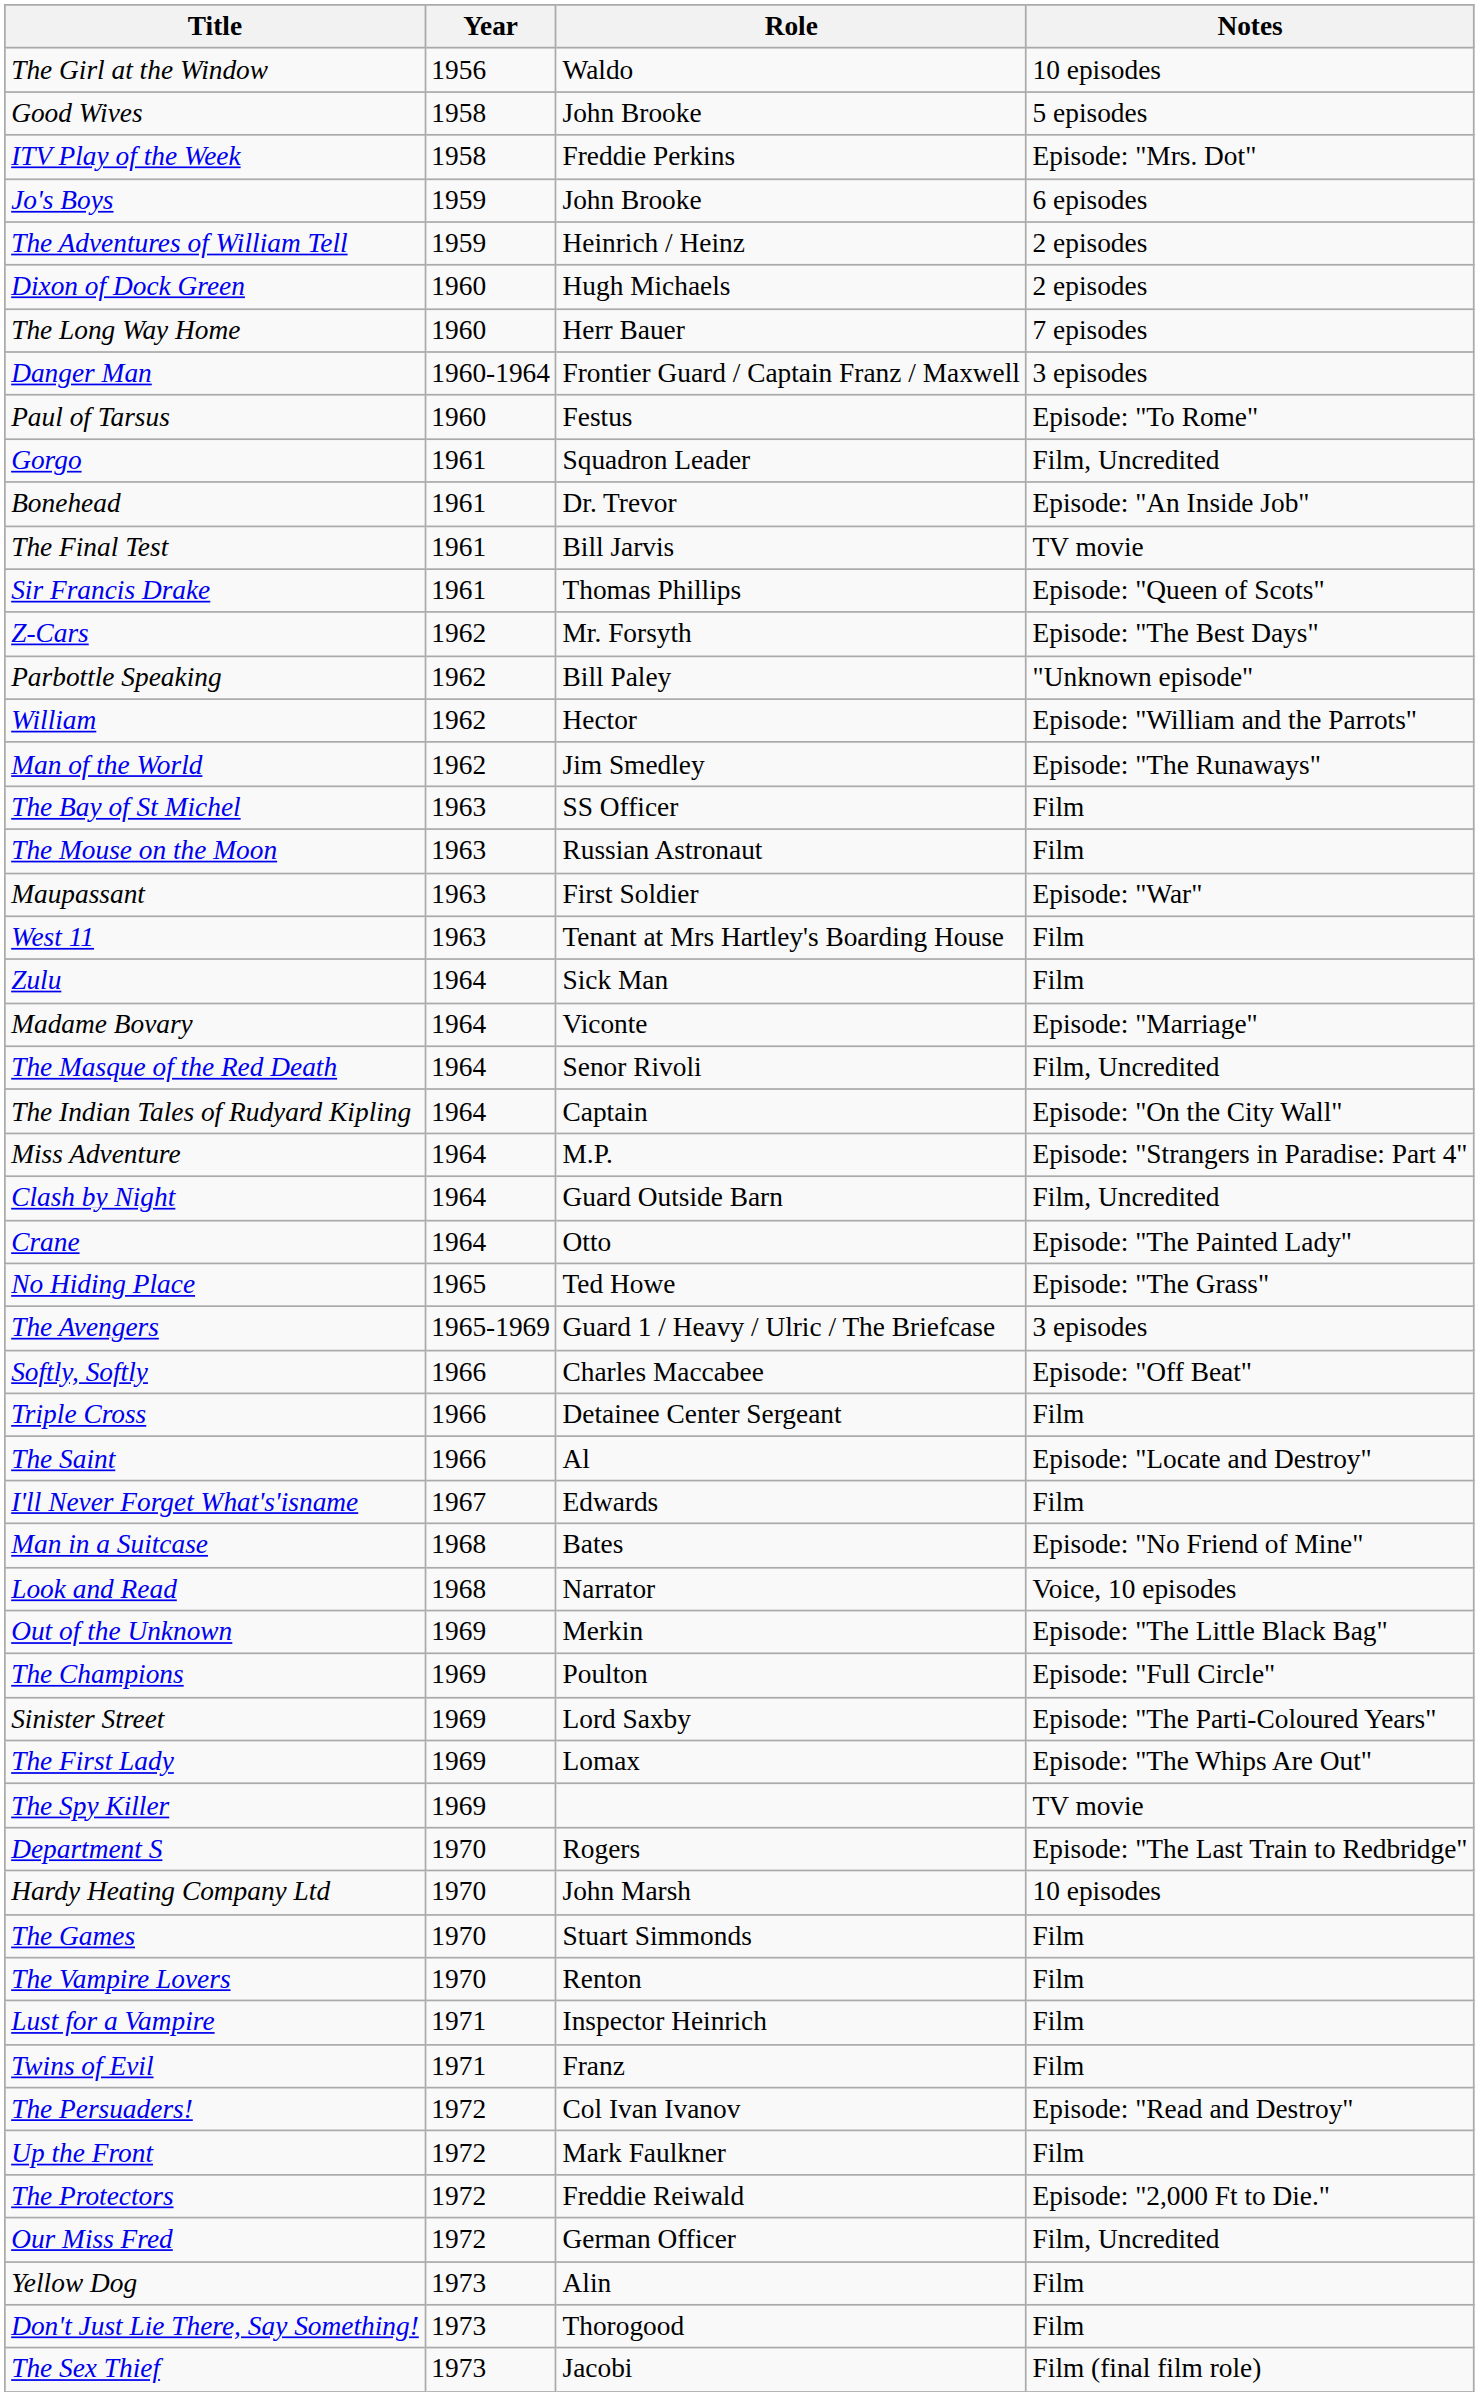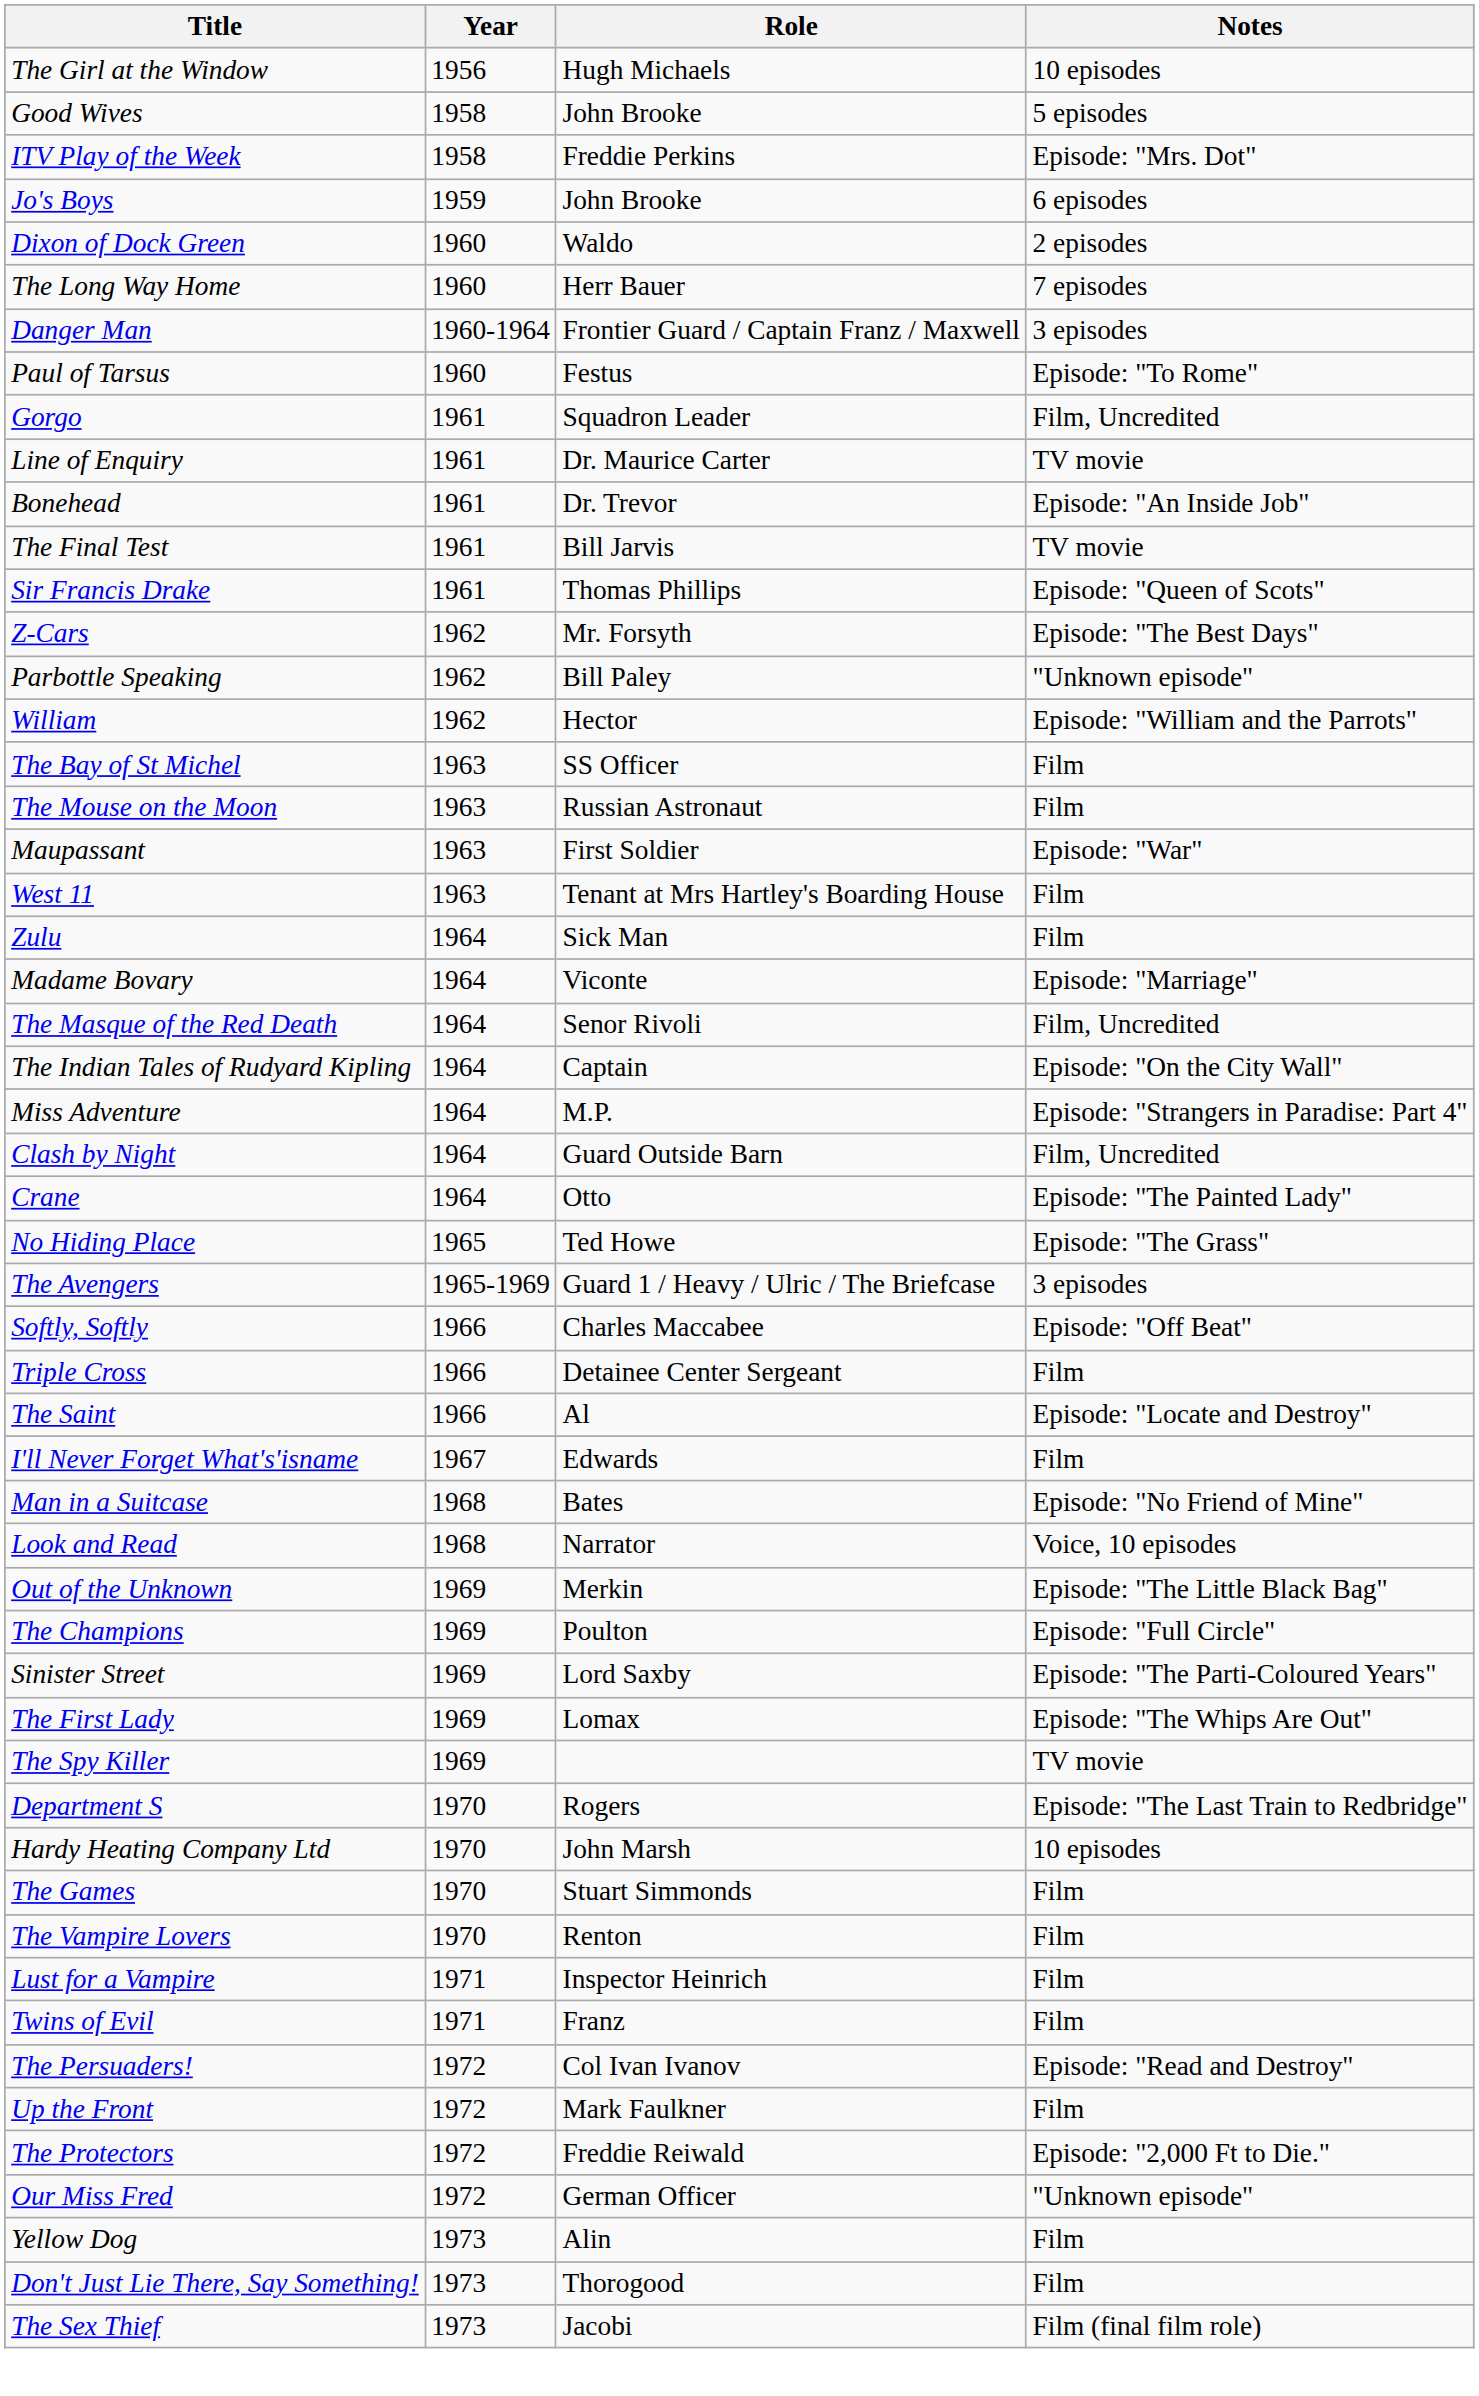(598, 69) Waldo -> (646, 69) Hugh Michaels
- row: (179, 243)
(646, 286) Hugh Michaels -> (598, 243) Waldo
+ row: (97, 460)
- row: (107, 763)
(1126, 2239) Film, Uncredited -> (1143, 2195) "Unknown episode"
